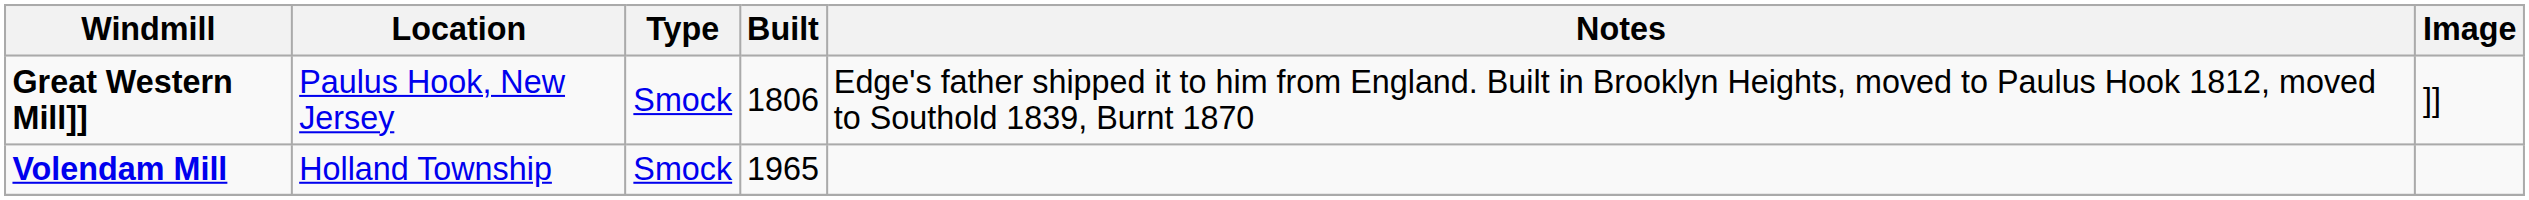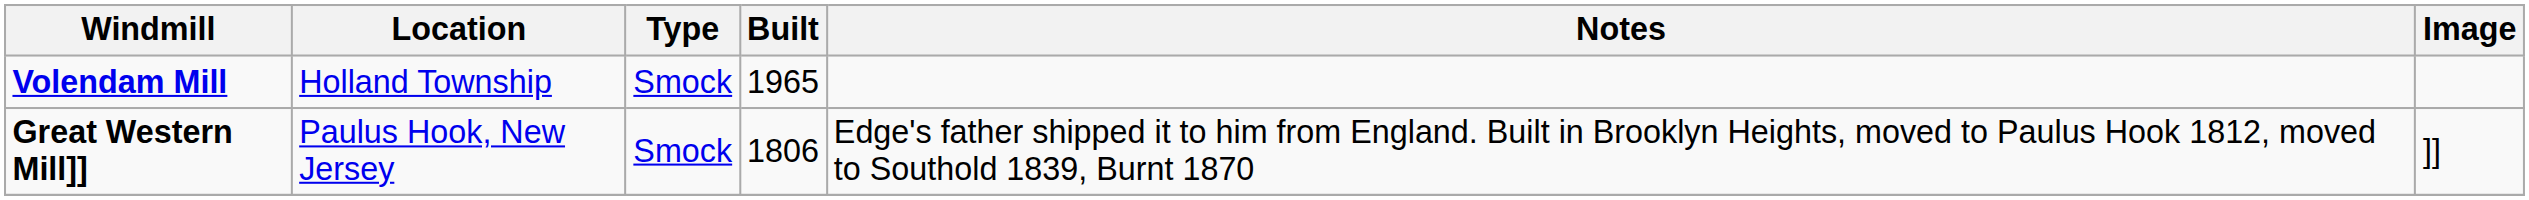rows swapped: (120, 169) <-> (123, 99)
